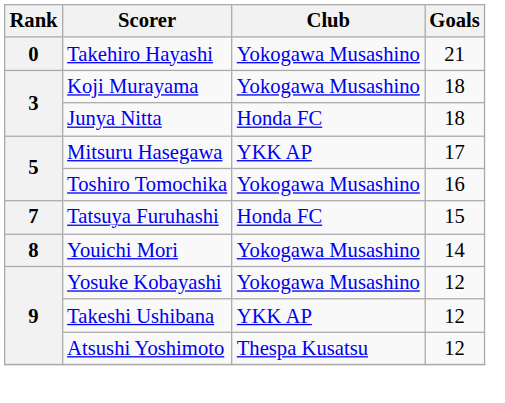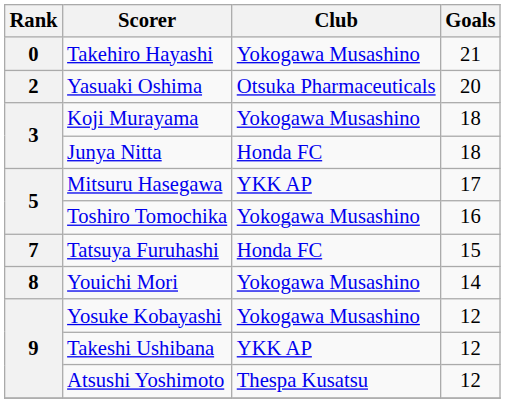+ row: (135, 86)
